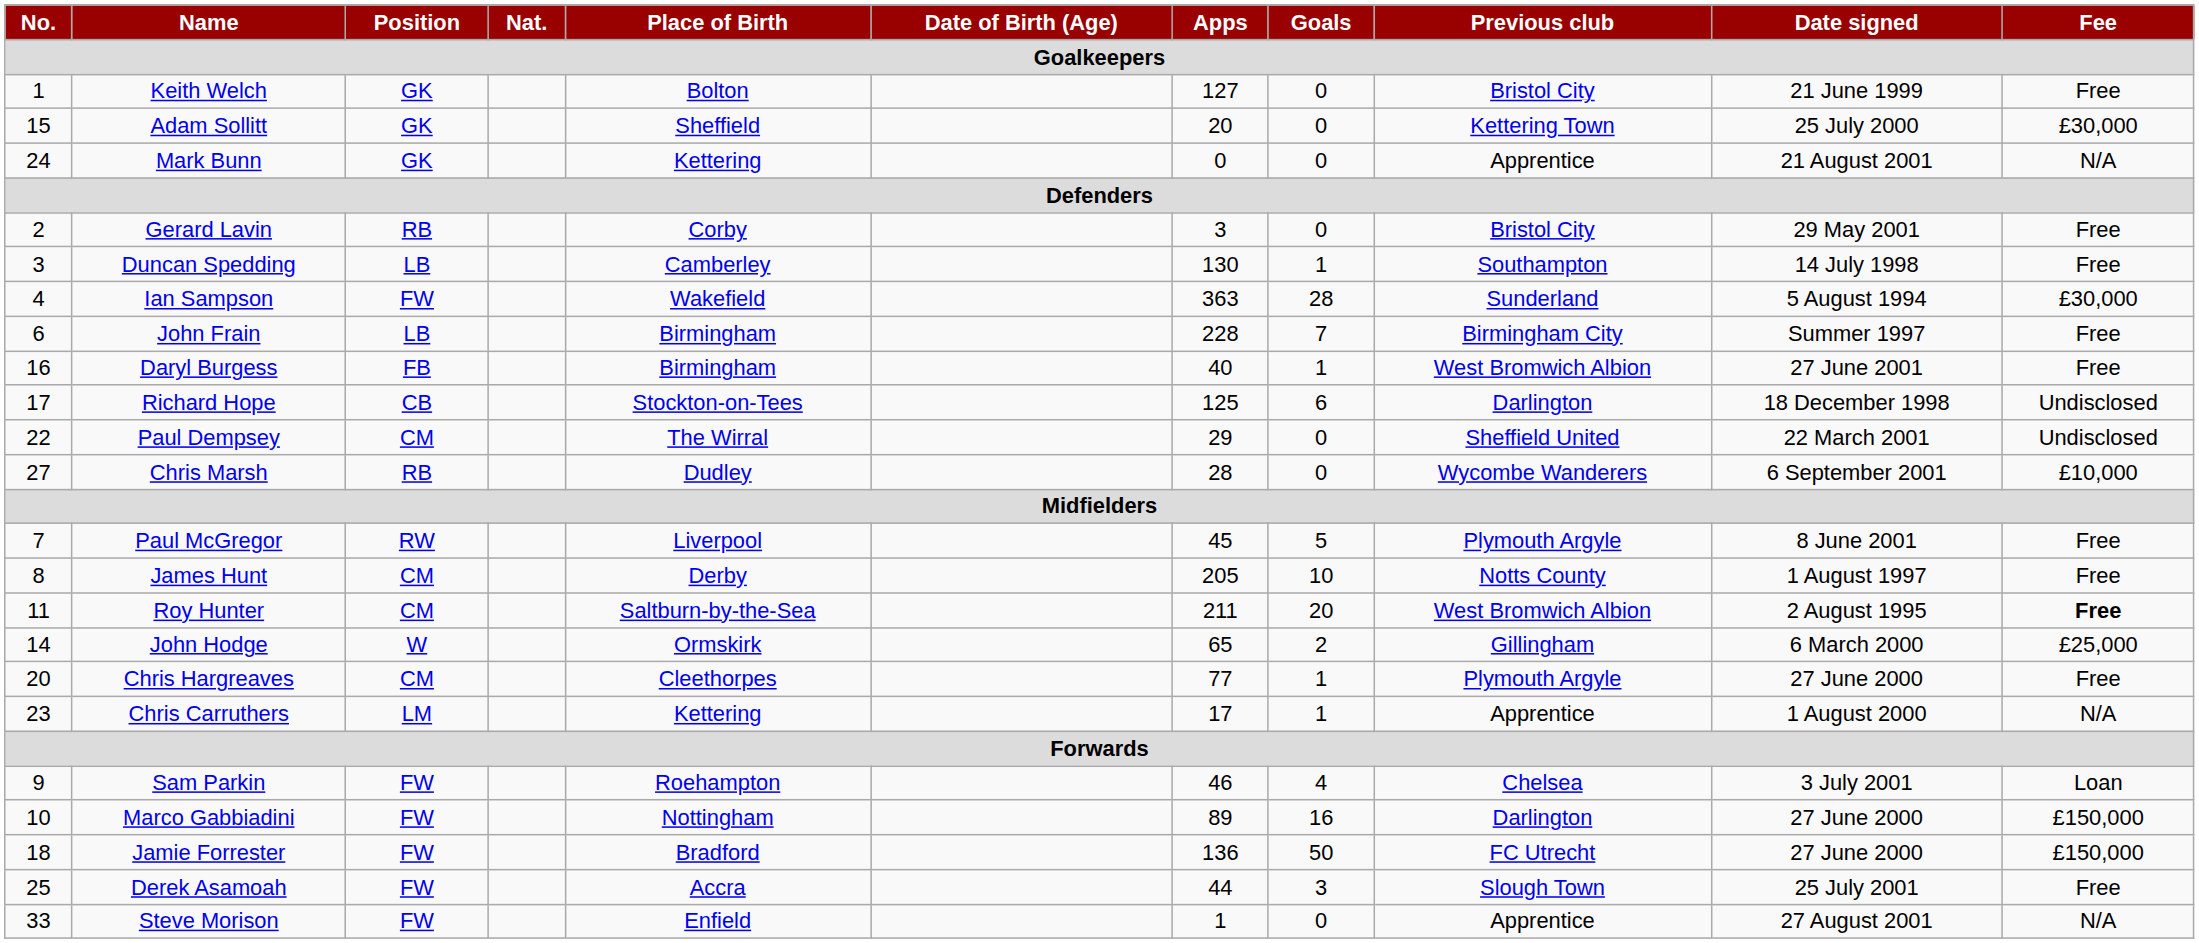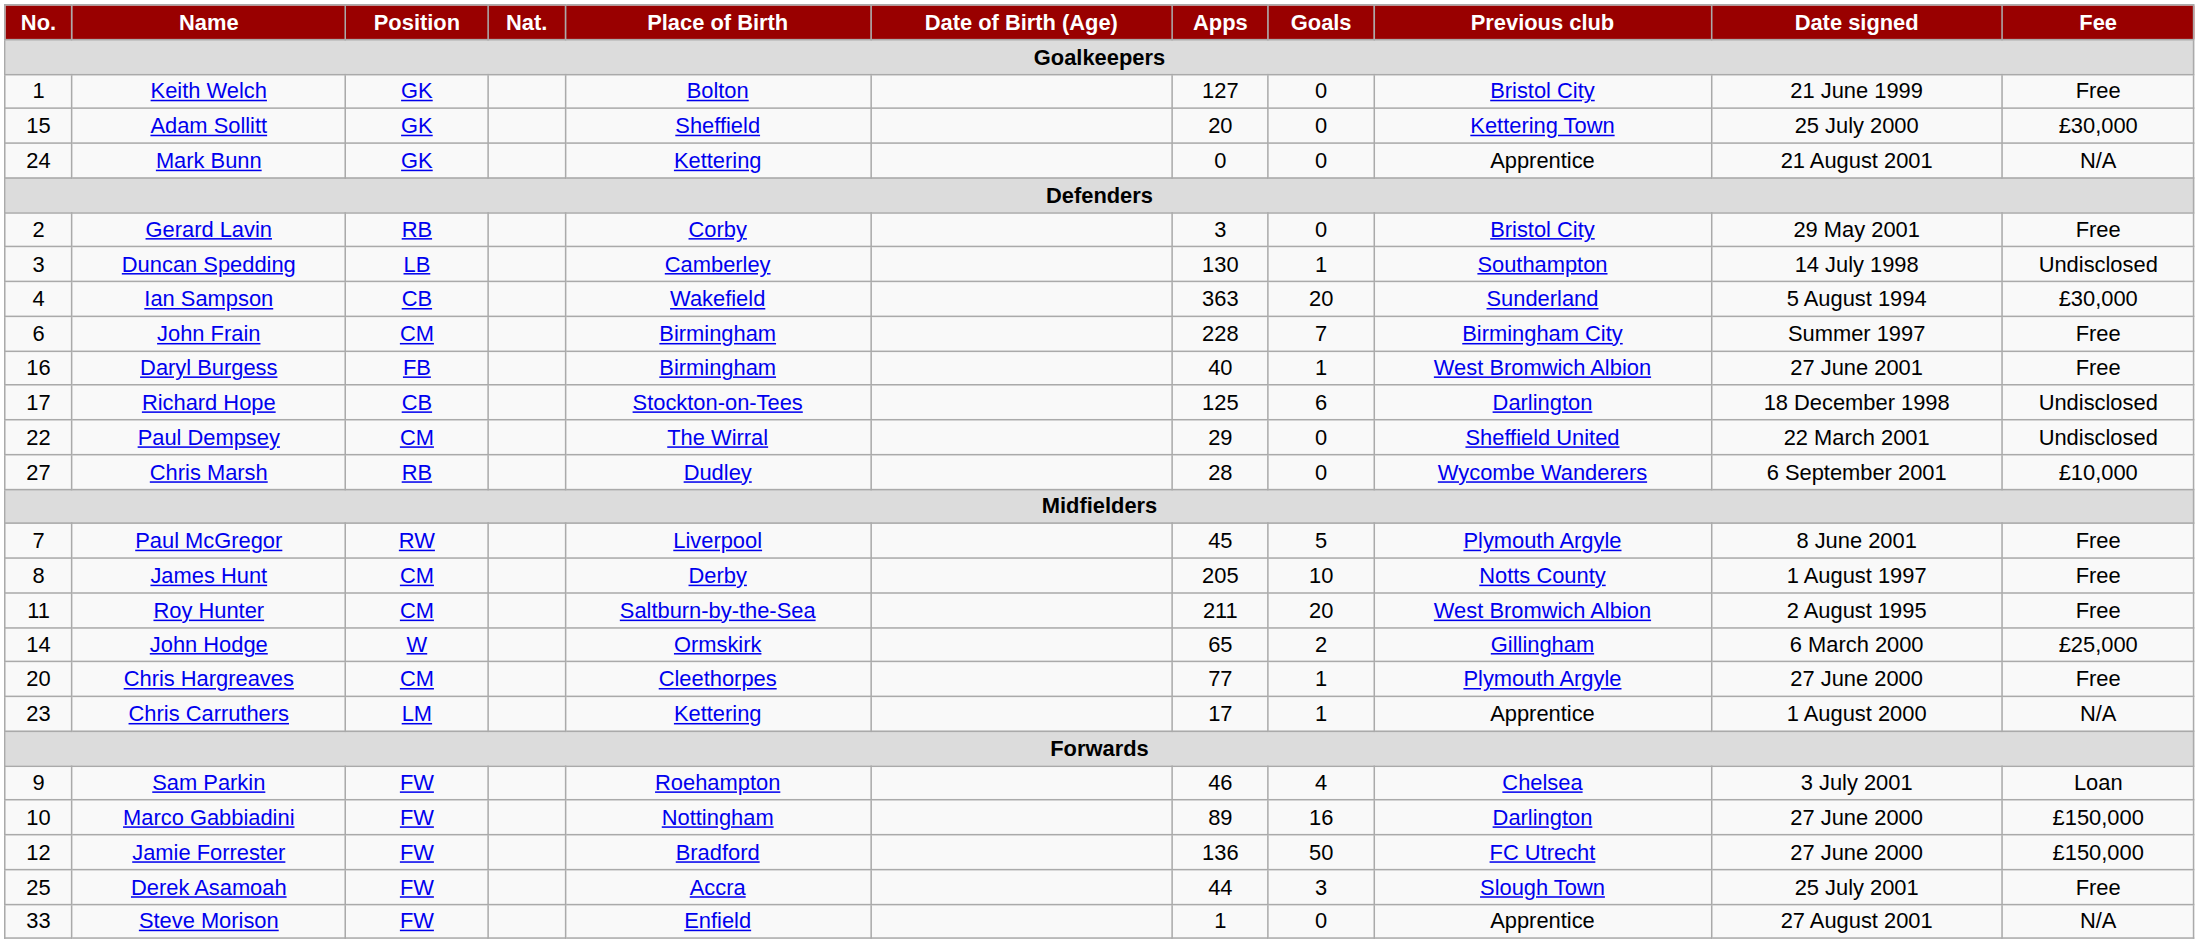(2098, 265) Free -> (2098, 265) Undisclosed
(417, 299) FW -> (417, 299) CB
(1321, 299) 28 -> (1321, 299) 20
(417, 334) LB -> (417, 334) CM
(2098, 610) bold -> (2098, 610) normal
(38, 852) 18 -> (38, 852) 12
